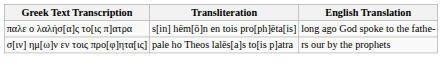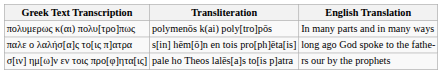+ row: (71, 28)
